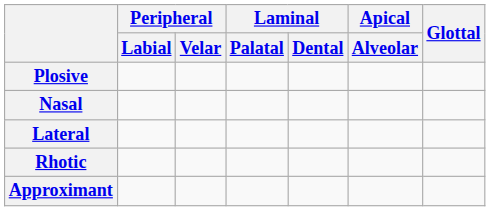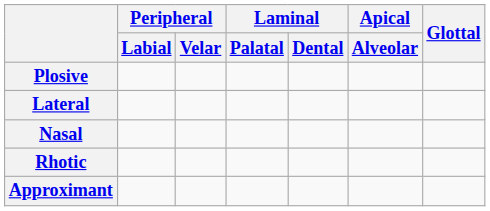rows swapped: (61, 104) <-> (61, 133)
